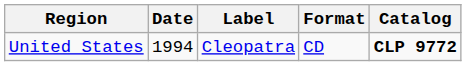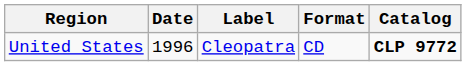(173, 47) 1994 -> (173, 47) 1996
